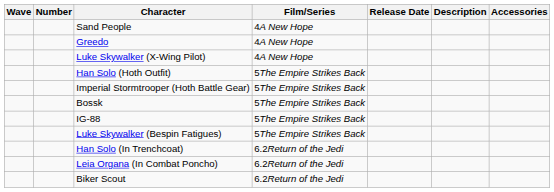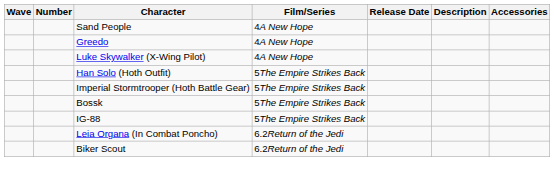- row: (149, 133)
- row: (130, 149)
